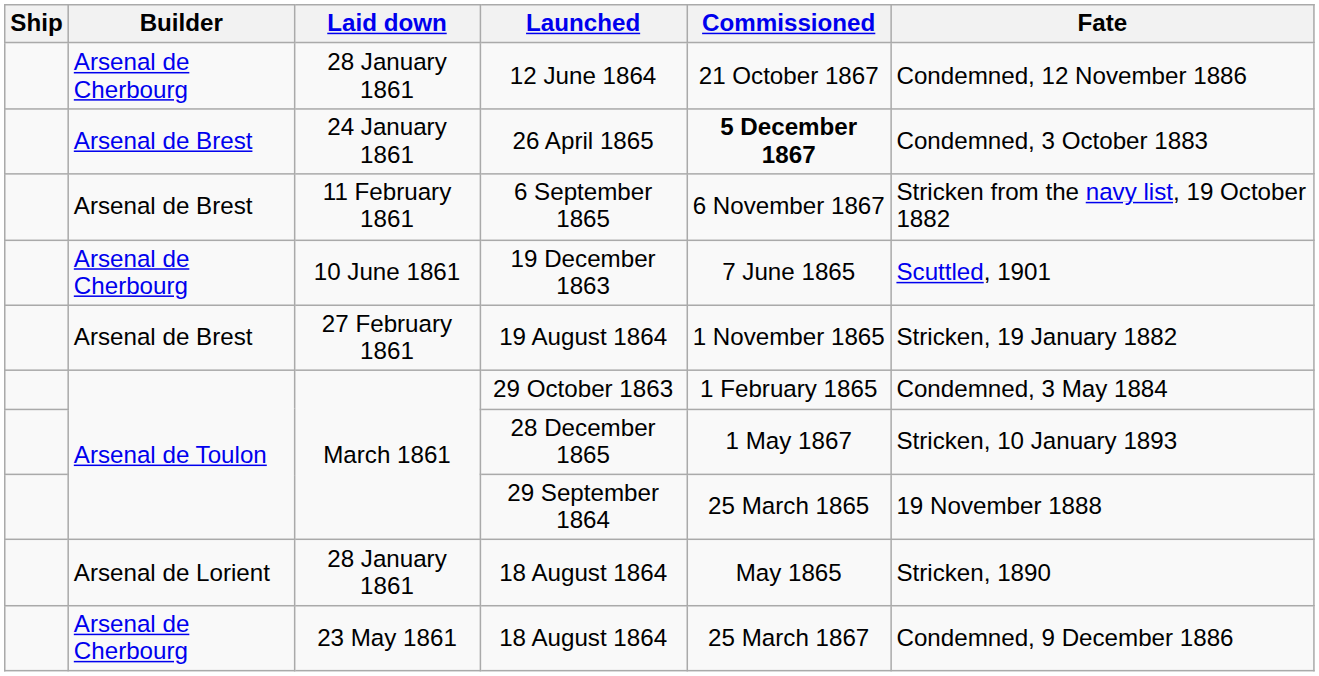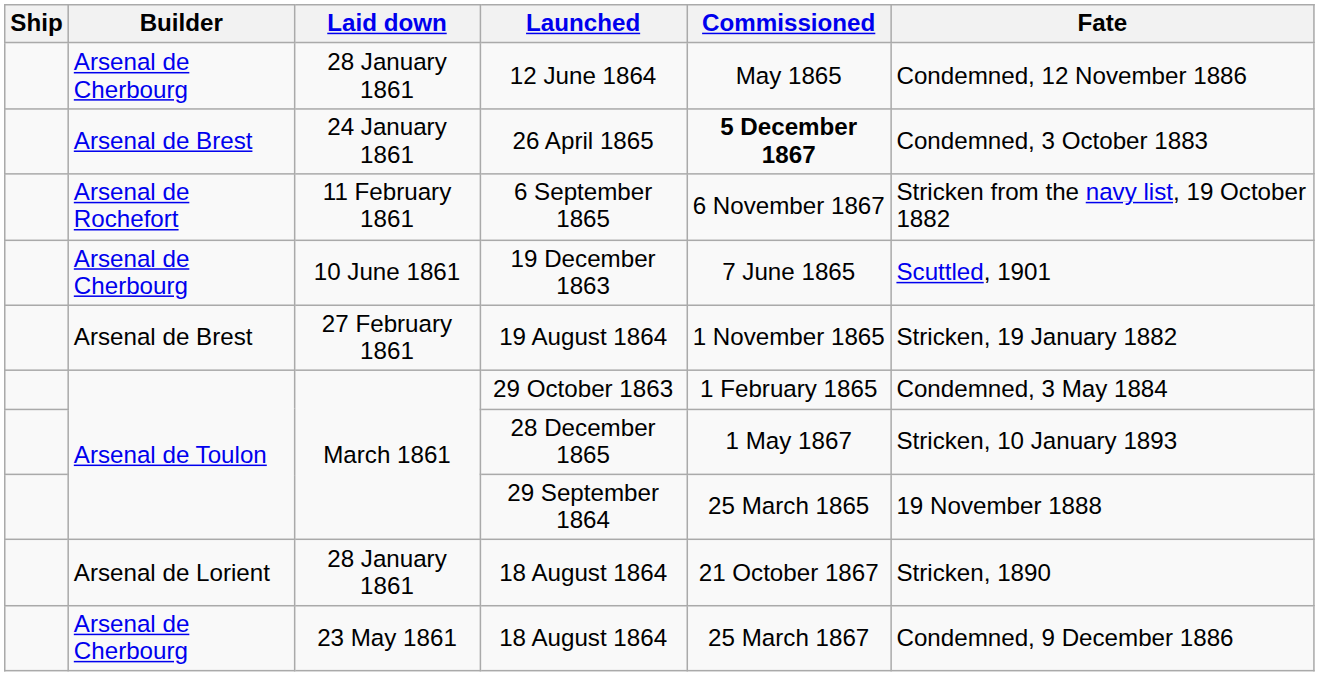(789, 75) 21 October 1867 -> (789, 75) May 1865
(163, 206) Arsenal de Brest -> (132, 206) Arsenal de Rochefort
(789, 572) May 1865 -> (789, 572) 21 October 1867
